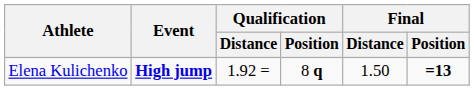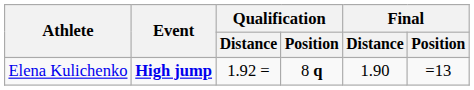(375, 71) 1.50 -> (375, 71) 1.90
(438, 71) bold -> (438, 71) normal
